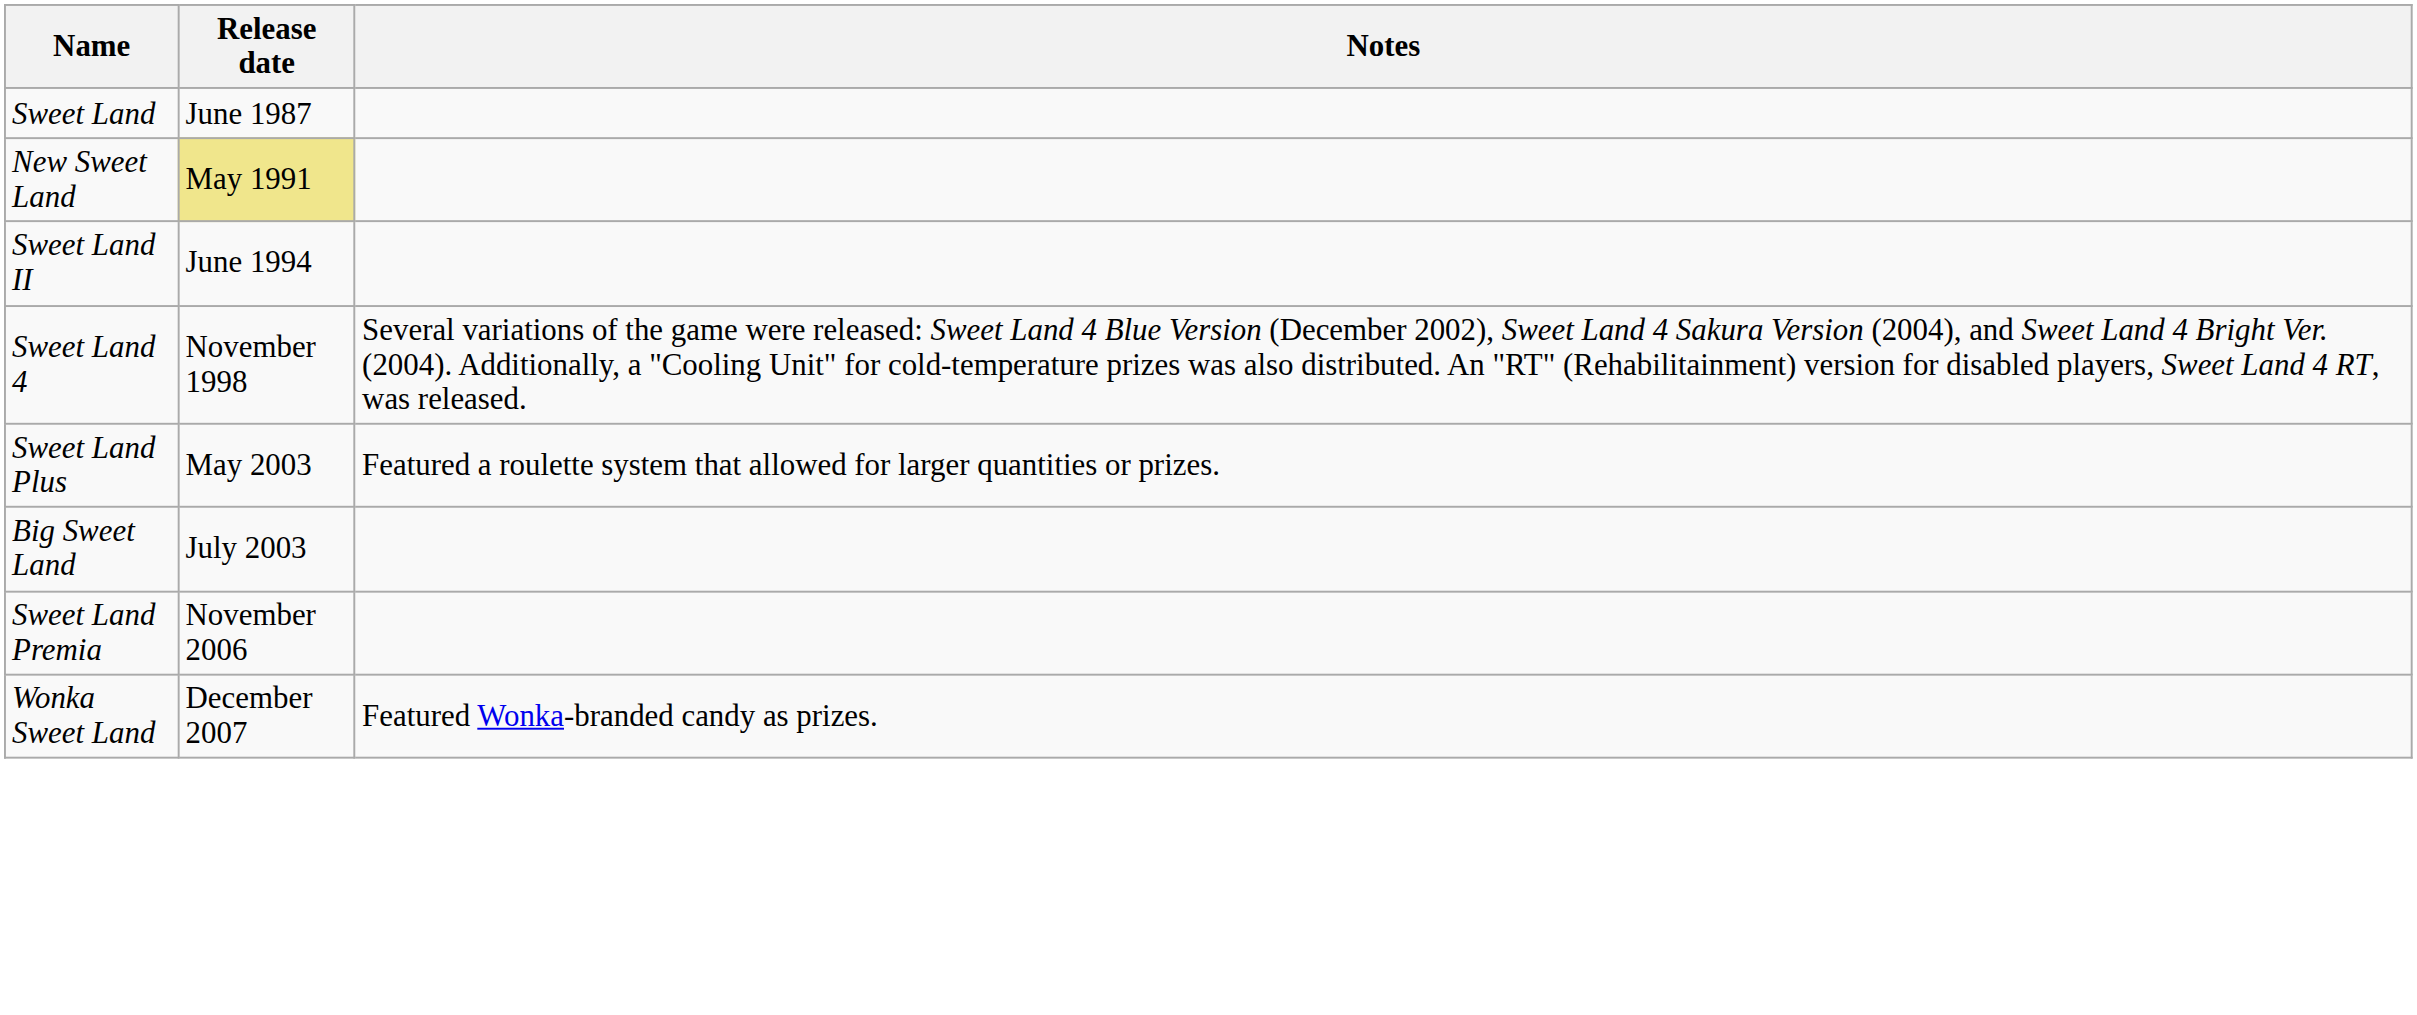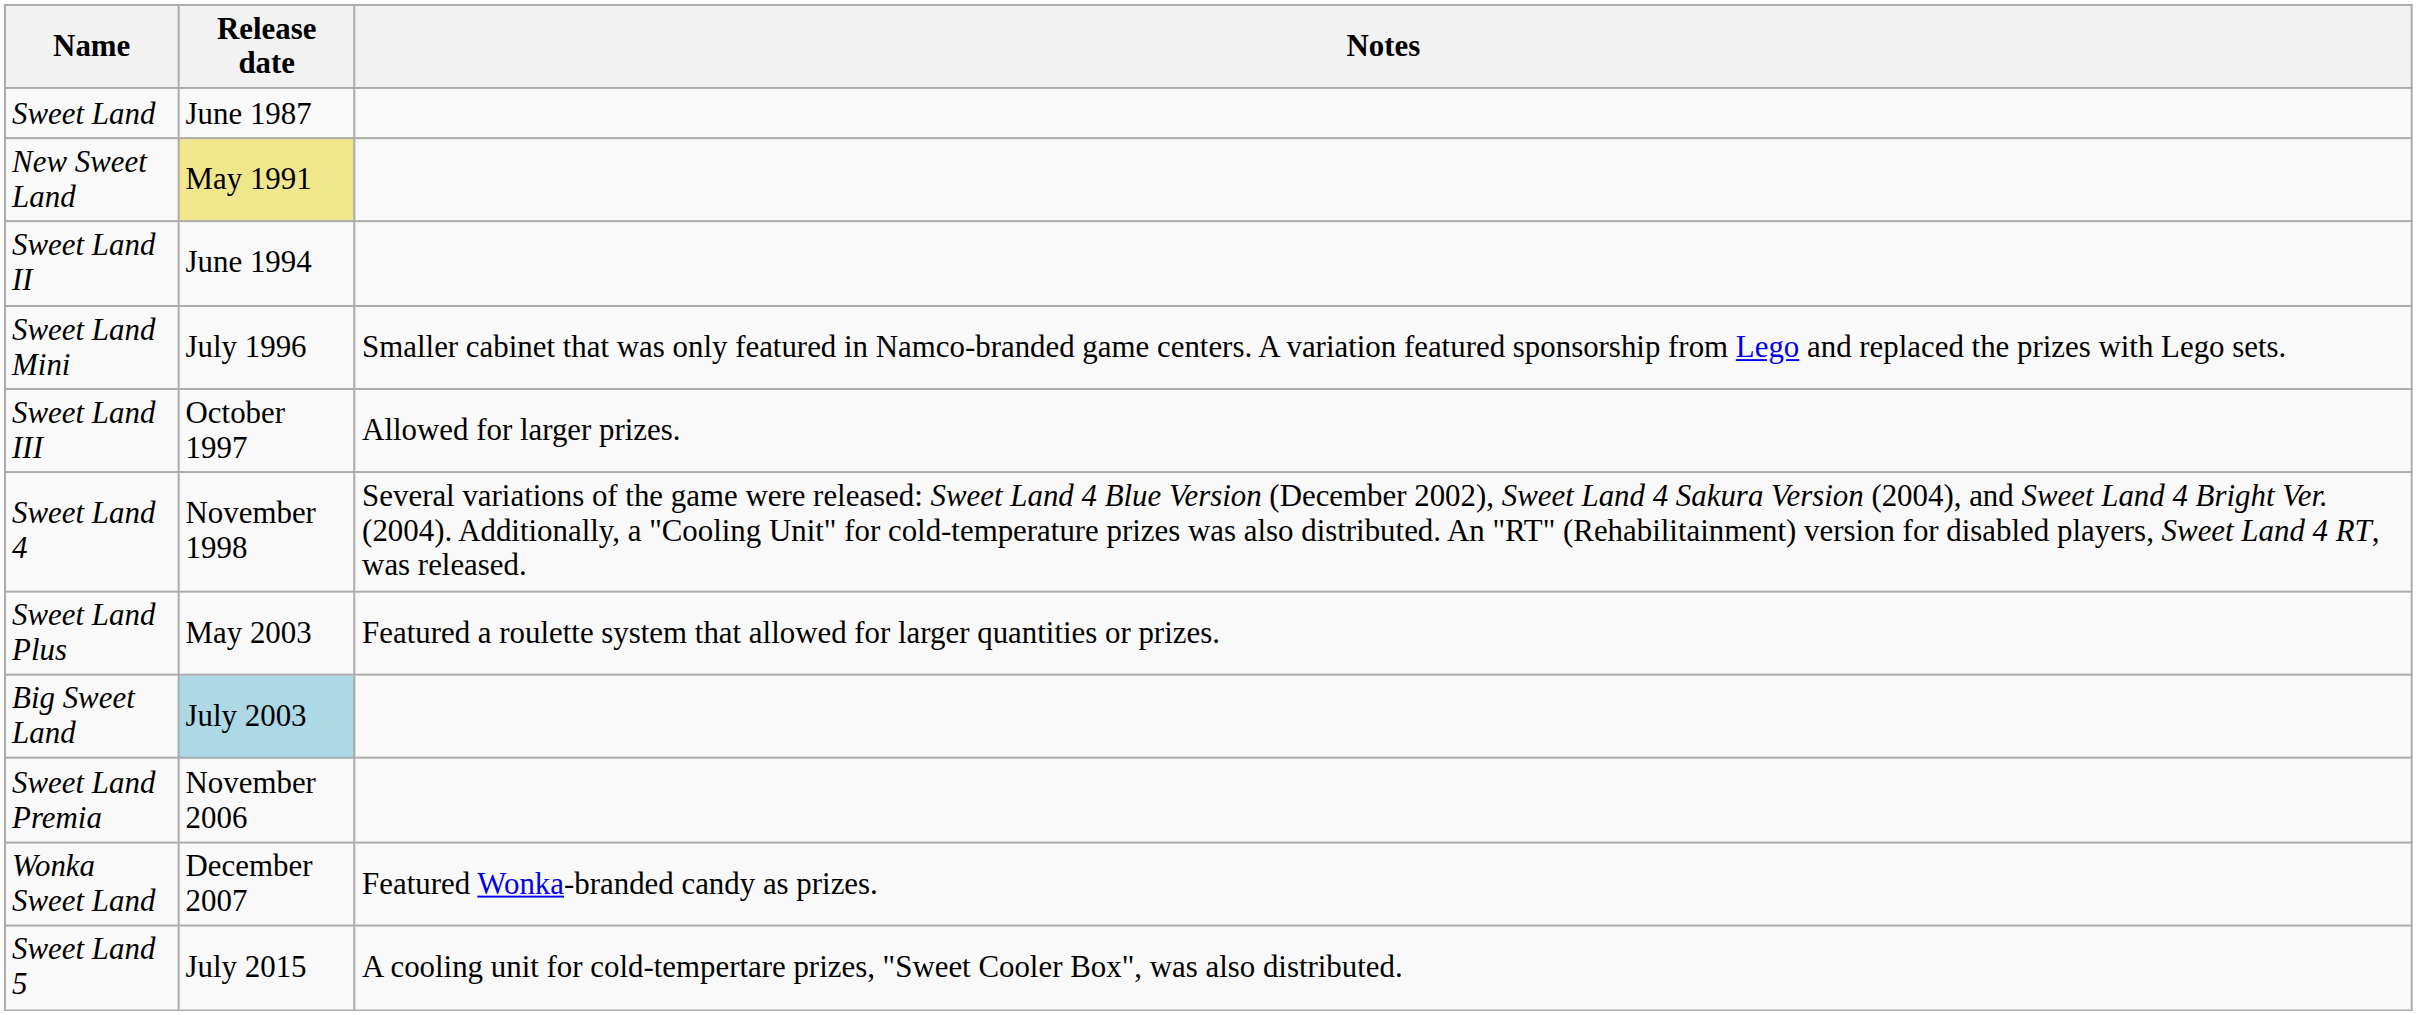+ row: (84, 346)
+ row: (84, 430)
(246, 548) no background -> (246, 716) lightblue background
+ row: (84, 967)
